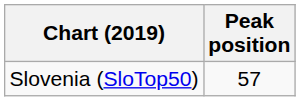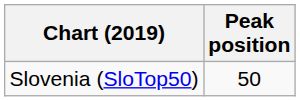(249, 78) 57 -> (249, 78) 50
